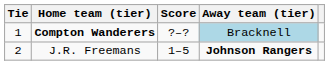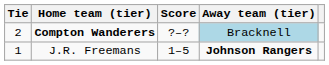(18, 33) 1 -> (18, 33) 2
(18, 51) 2 -> (18, 51) 1
